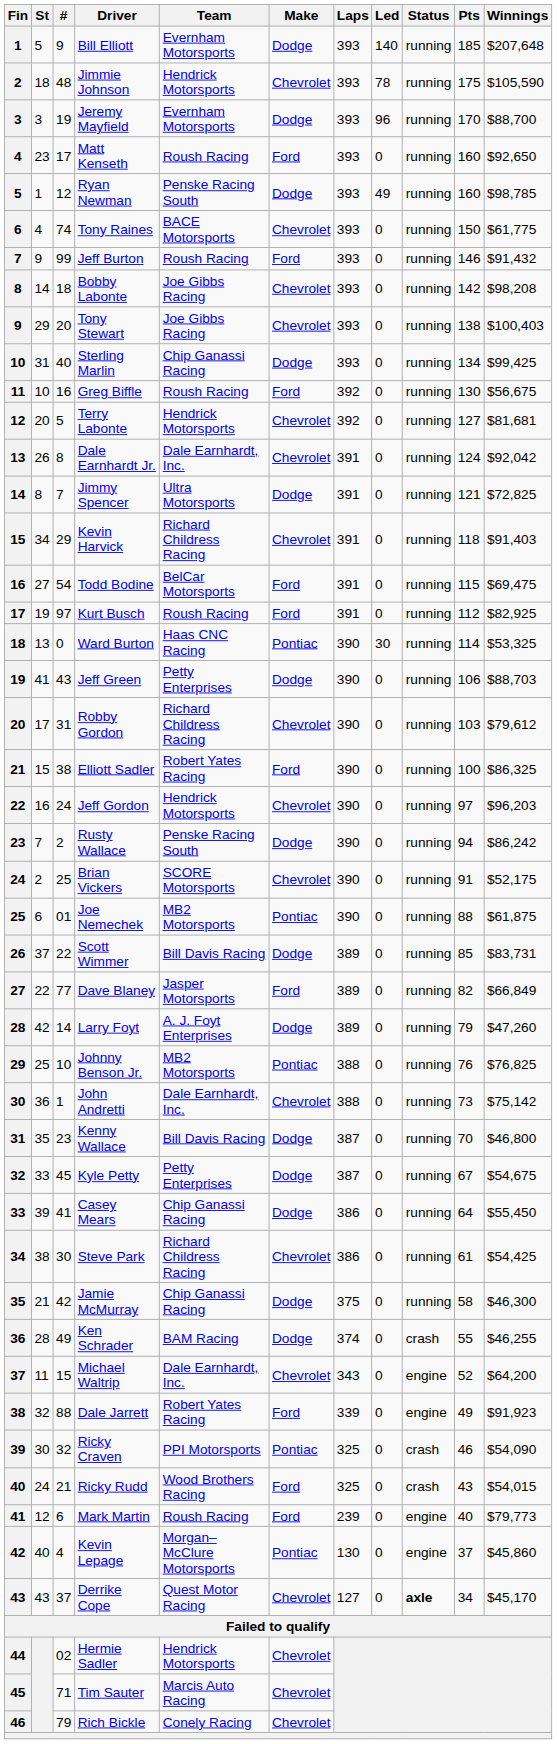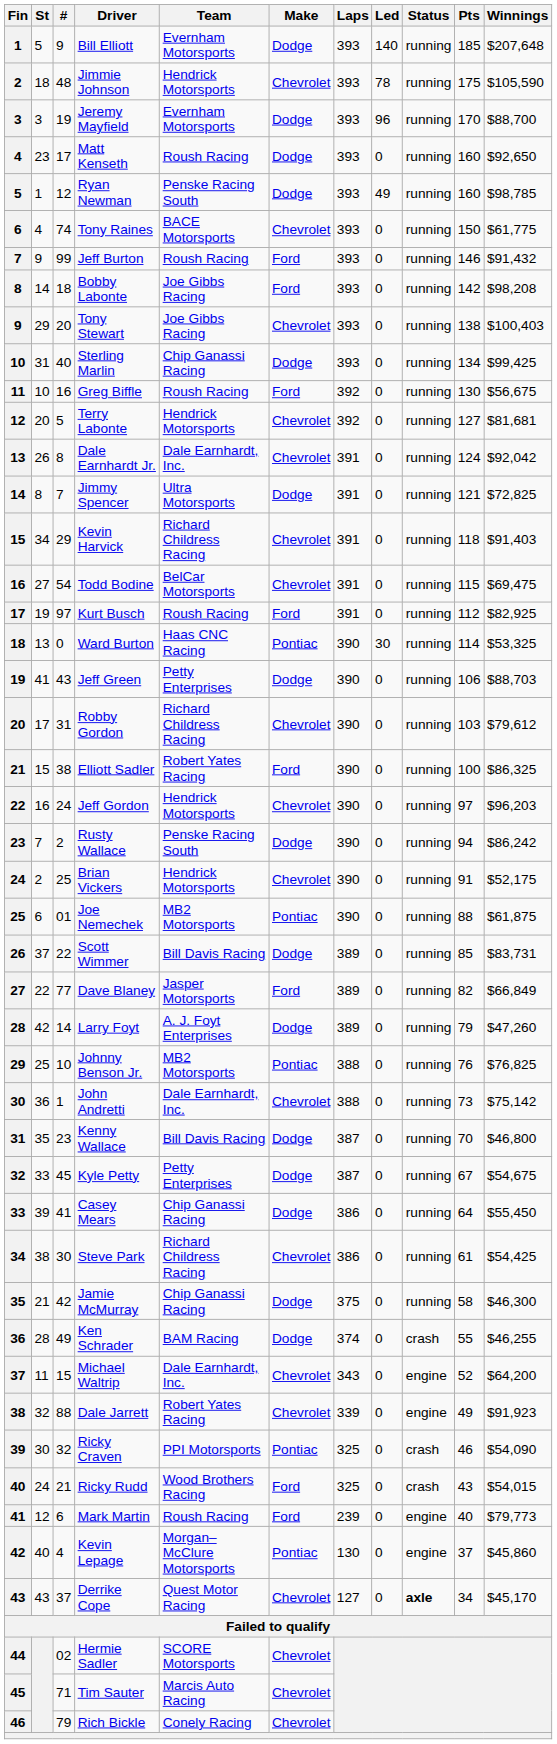(286, 156) Ford -> (292, 156) Dodge
(301, 288) Chevrolet -> (286, 288) Ford
(286, 584) Ford -> (301, 584) Chevrolet
(199, 879) SCORE Motorsports -> (199, 879) Hendrick Motorsports
(286, 1412) Ford -> (301, 1412) Chevrolet
(199, 1656) Hendrick Motorsports -> (199, 1656) SCORE Motorsports
